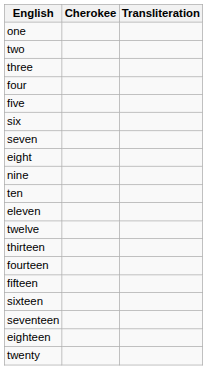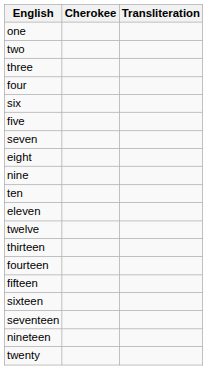rows swapped: (16, 103) <-> (14, 121)
- row: (29, 337)
+ row: (29, 337)
